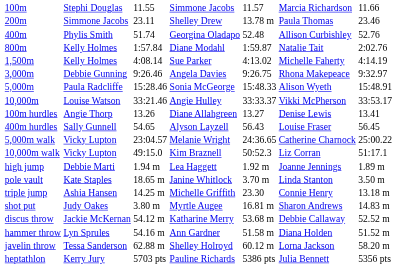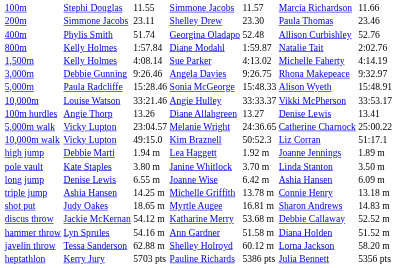(258, 21) 13.78 m -> (253, 21) 23.30
- row: (31, 127)
(149, 180) 18.65 m -> (147, 166) 3.80 m
+ row: (24, 180)
(253, 193) 23.30 -> (258, 193) 13.78 m
(147, 206) 3.80 m -> (149, 206) 18.65 m
